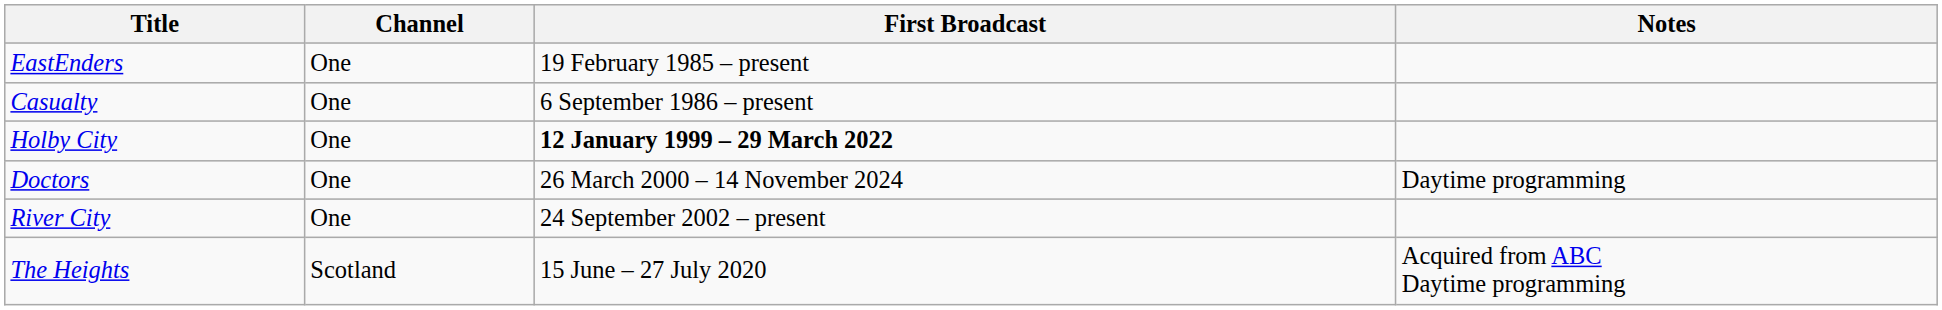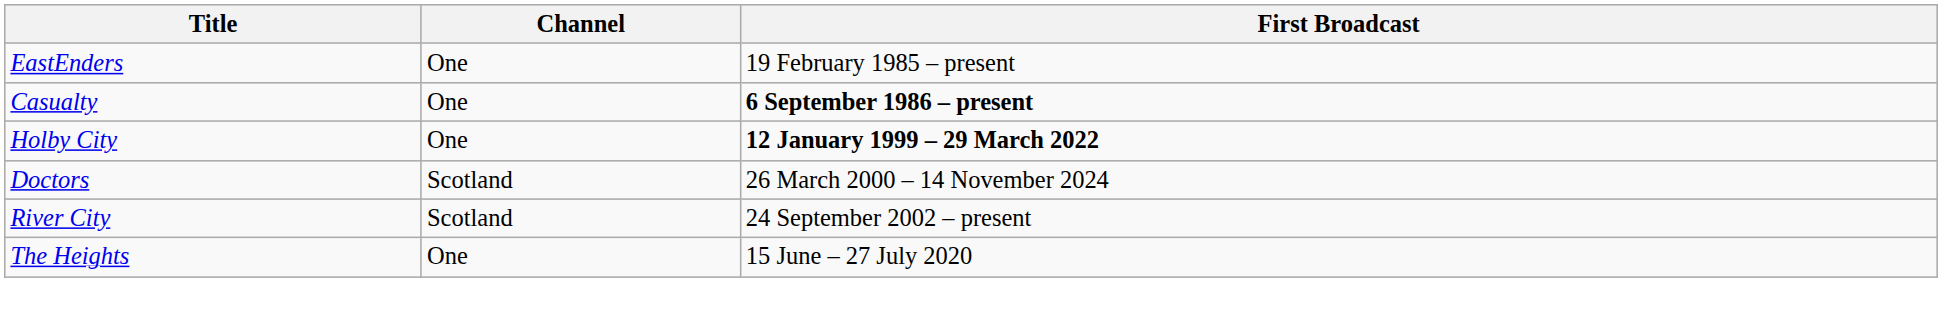- column: (1667, 23)
(677, 101) normal -> (890, 101) bold
(331, 179) One -> (470, 179) Scotland
(331, 218) One -> (470, 218) Scotland
(353, 270) Scotland -> (447, 256) One
